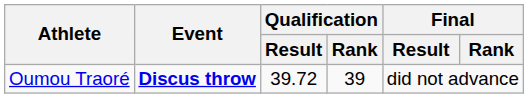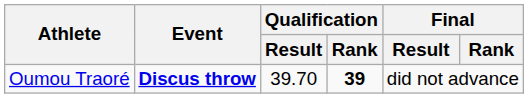(294, 79) 39.72 -> (294, 79) 39.70
(355, 79) normal -> (355, 79) bold
